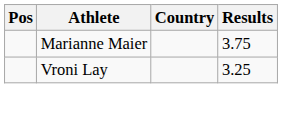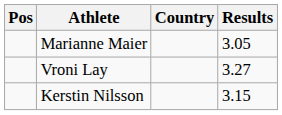(236, 43) 3.75 -> (236, 43) 3.05
(236, 69) 3.25 -> (236, 69) 3.27
+ row: (92, 95)
